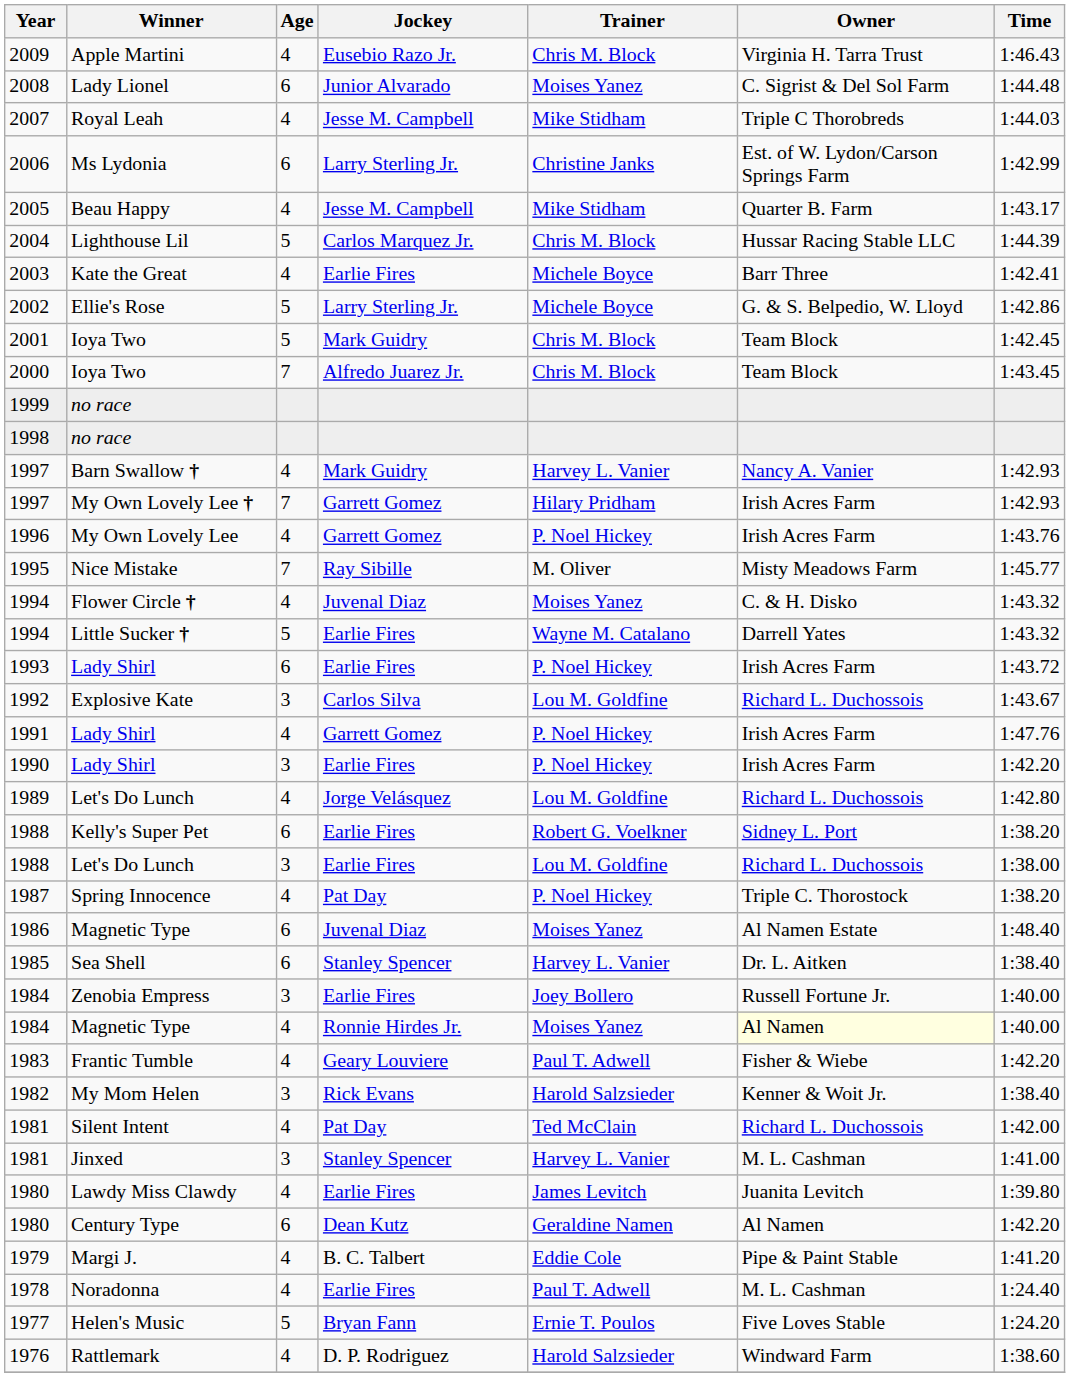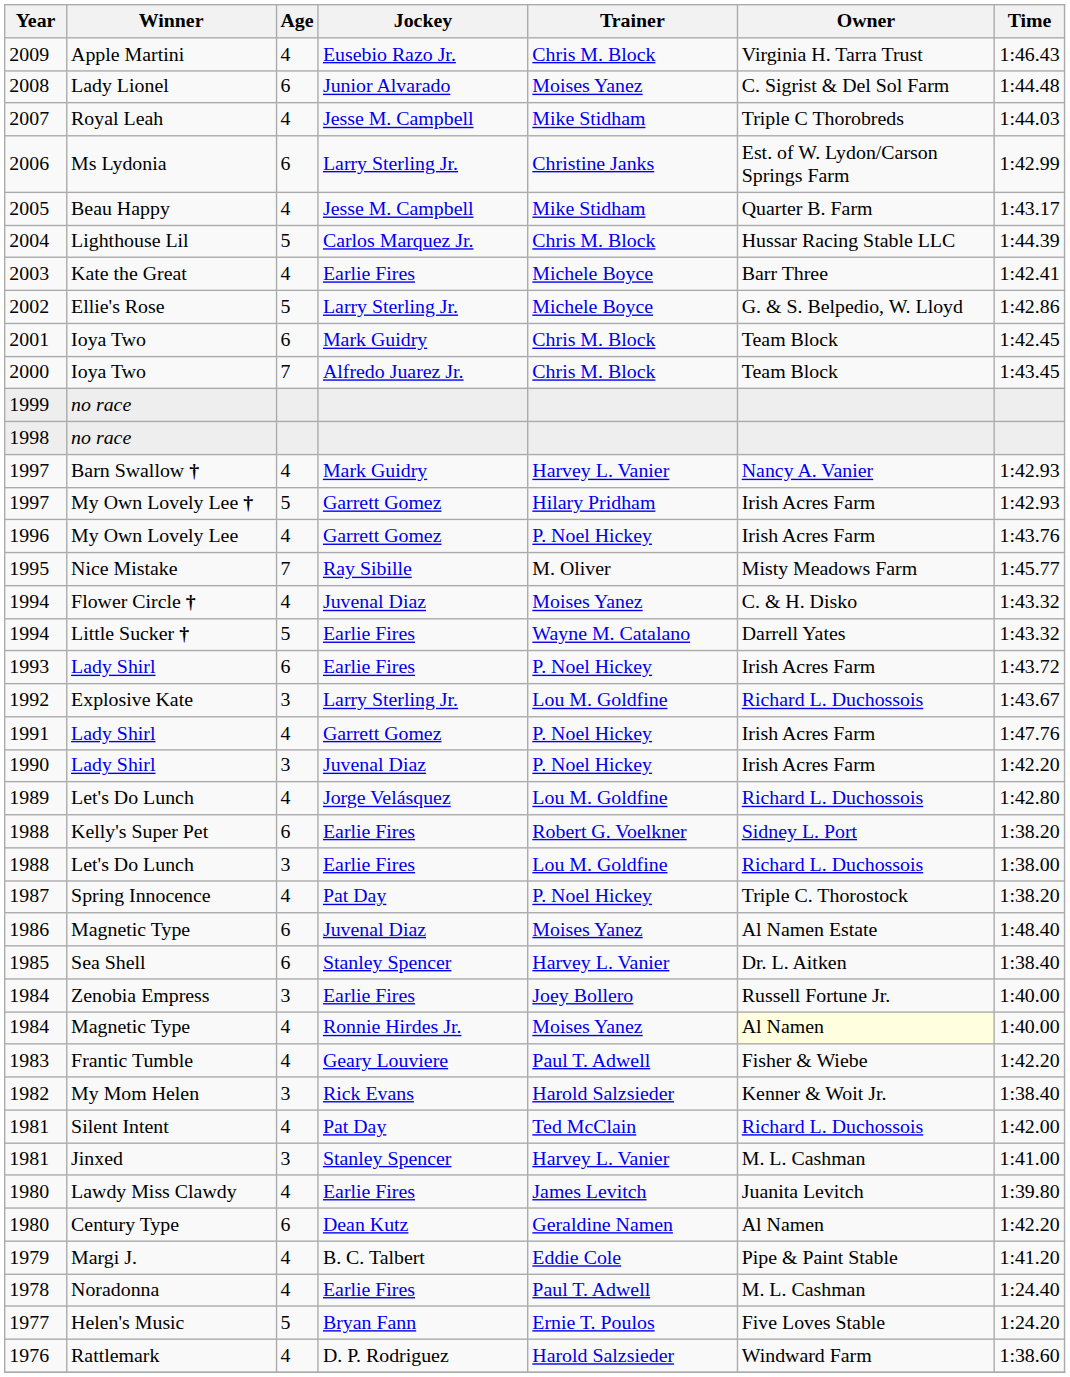(285, 339) 5 -> (285, 339) 6
(285, 503) 7 -> (285, 503) 5
(372, 700) Carlos Silva -> (390, 700) Larry Sterling Jr.
(369, 765) Earlie Fires -> (374, 765) Juvenal Diaz
